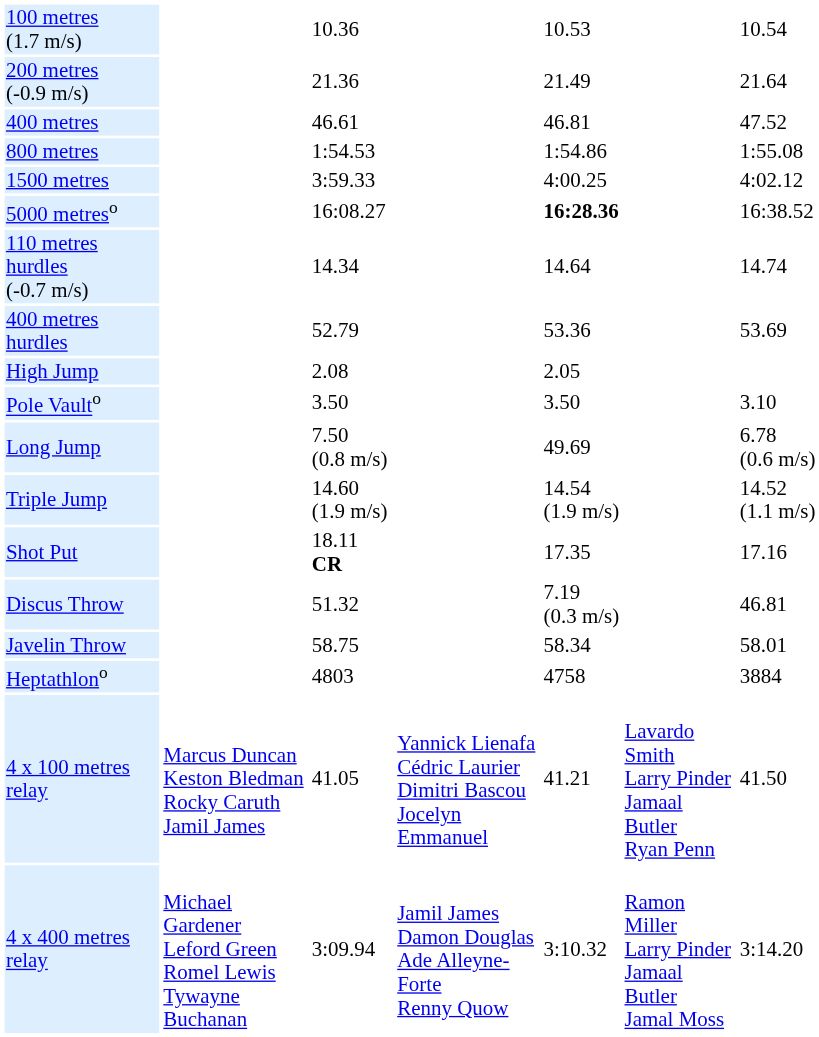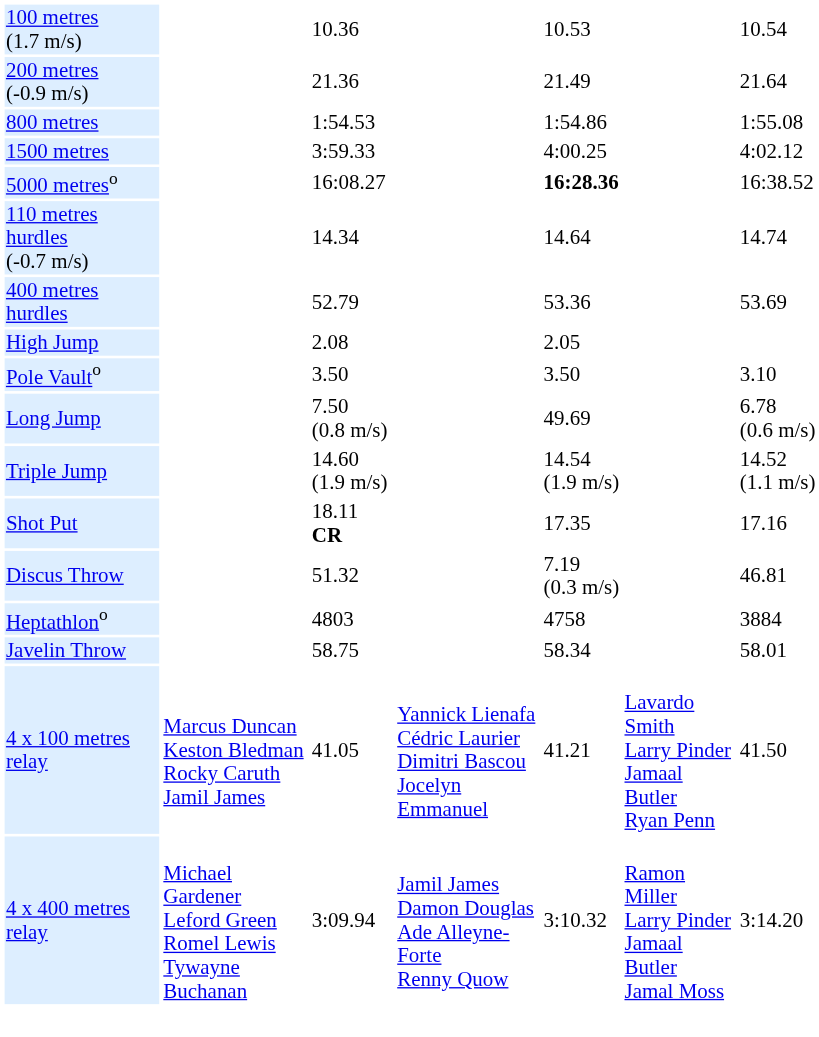- row: (52, 122)
rows swapped: (66, 644) <-> (57, 676)
